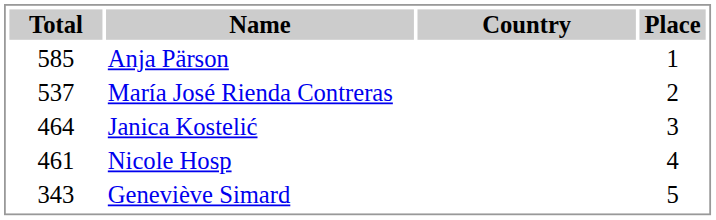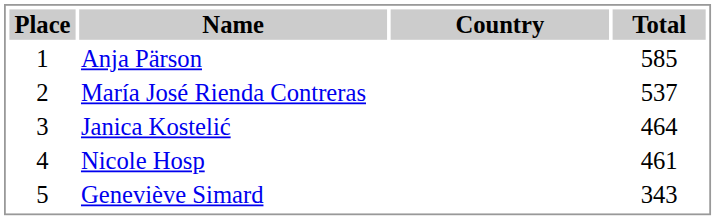columns swapped: (673, 25) <-> (56, 25)
